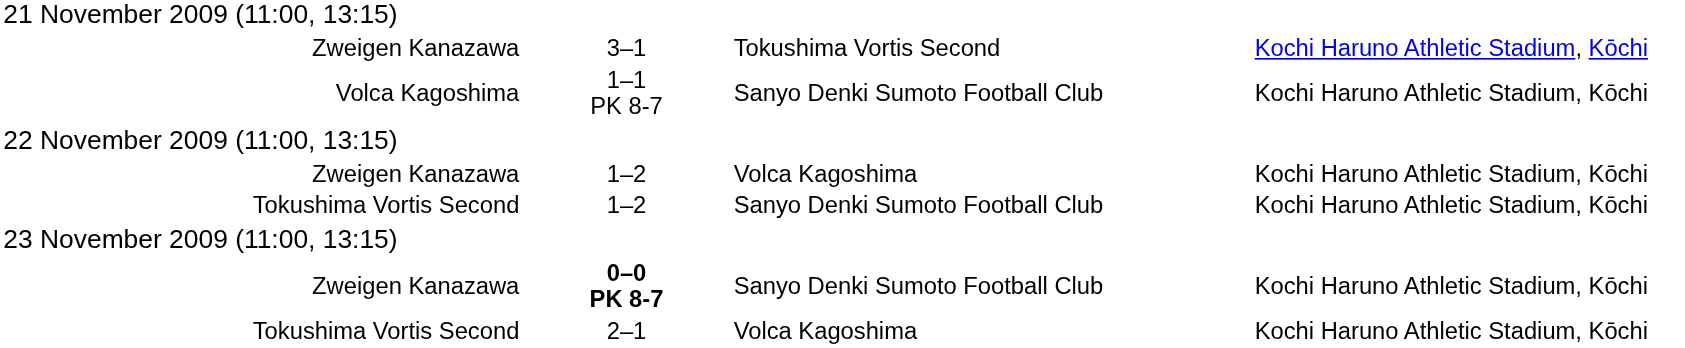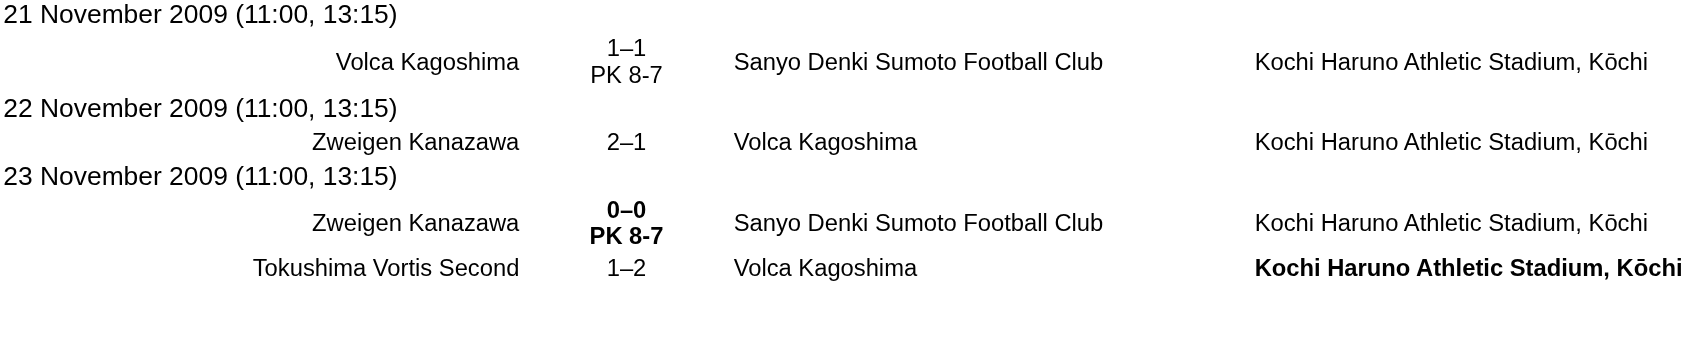- row: (416, 48)
(626, 174) 1–2 -> (626, 142) 2–1
- row: (386, 205)
(626, 330) 2–1 -> (626, 268) 1–2
(1451, 330) normal -> (1469, 268) bold
